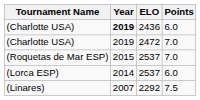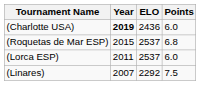- row: (40, 42)
(171, 57) 7.0 -> (171, 42) 6.8
(124, 73) 2014 -> (123, 57) 2011
